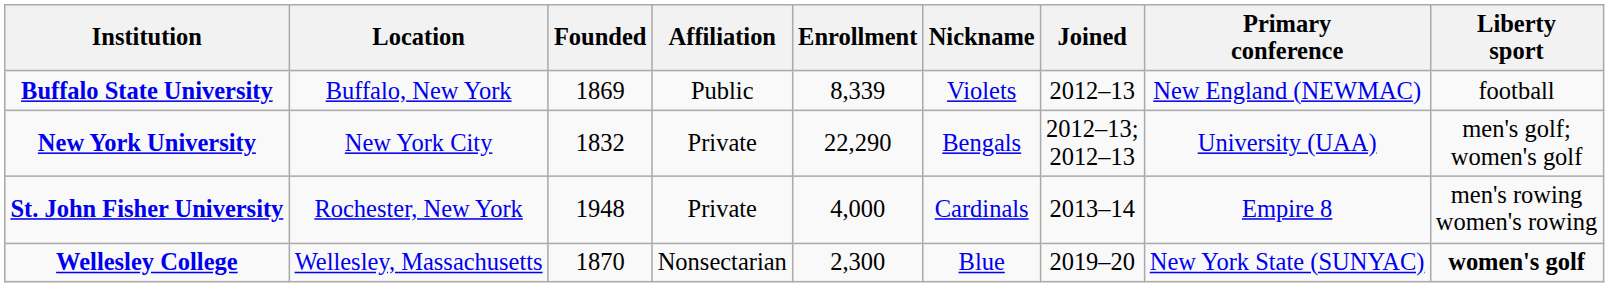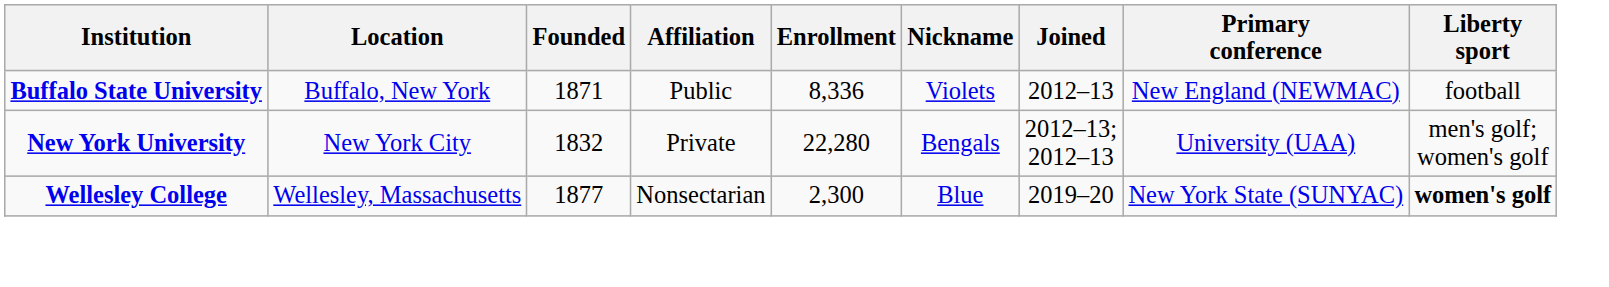(600, 90) 1869 -> (579, 90) 1871
(858, 90) 8,339 -> (836, 90) 8,336
(858, 142) 22,290 -> (836, 142) 22,280
- row: (147, 209)
(600, 261) 1870 -> (579, 195) 1877
